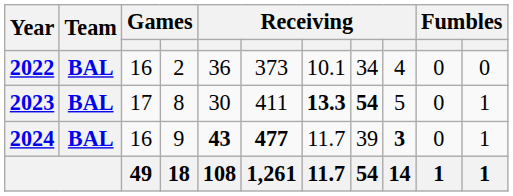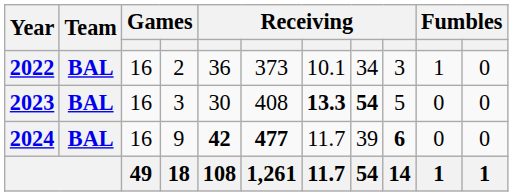(400, 67) 4 -> (400, 67) 3
(439, 67) 0 -> (439, 67) 1
(141, 102) 17 -> (141, 102) 16
(179, 102) 8 -> (179, 102) 3
(271, 102) 411 -> (271, 102) 408
(485, 102) 1 -> (485, 102) 0
(220, 138) 43 -> (220, 138) 42
(400, 138) 3 -> (400, 138) 6
(485, 138) 1 -> (485, 138) 0
